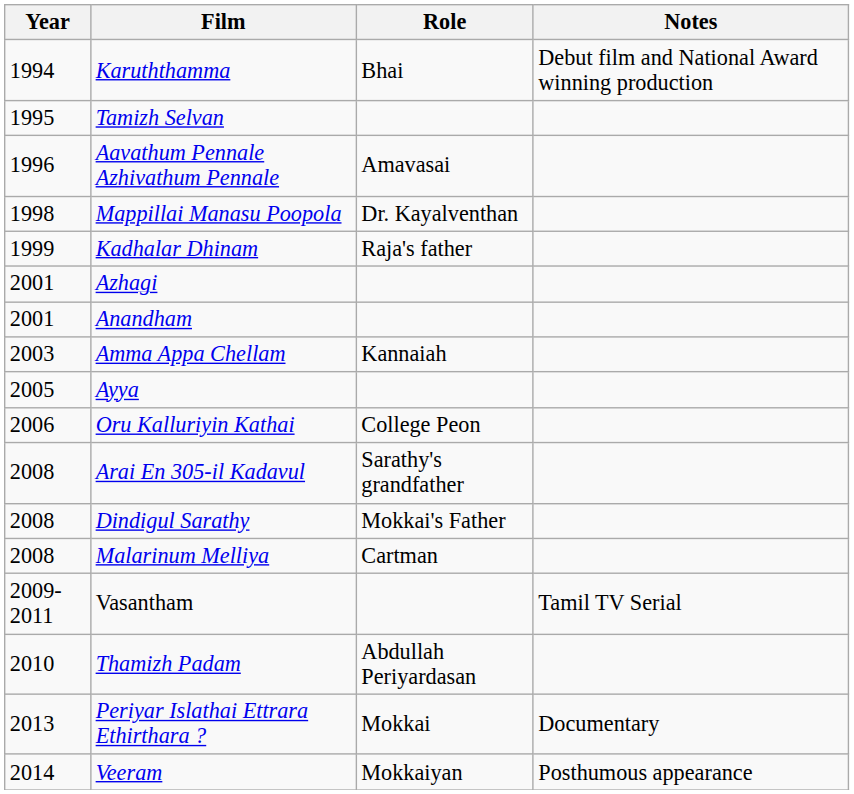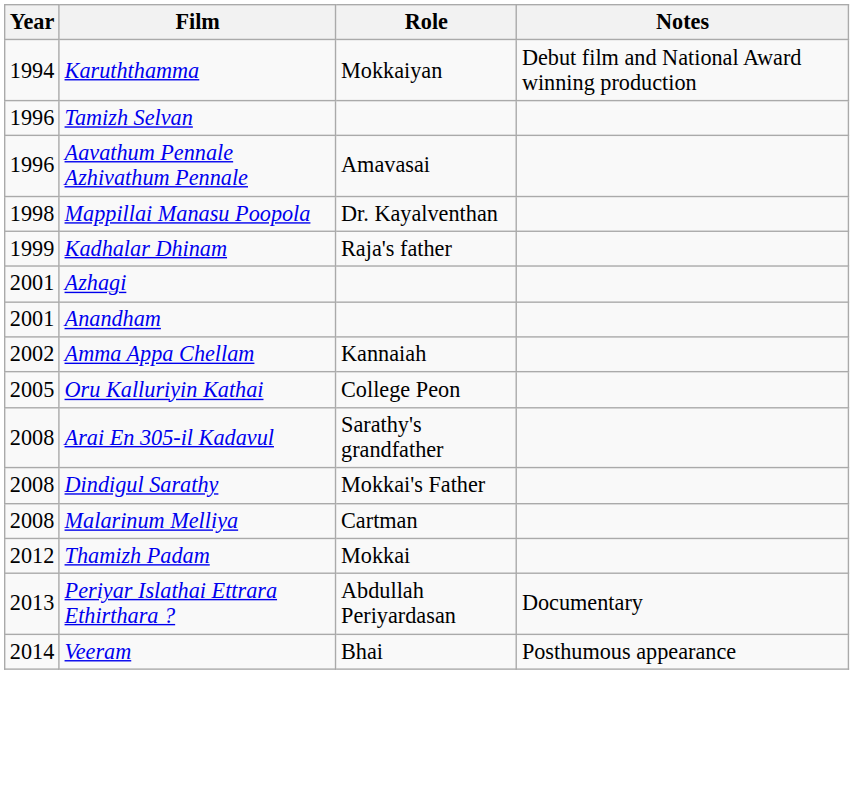(382, 69) Bhai -> (392, 69) Mokkaiyan
(32, 117) 1995 -> (32, 117) 1996
(32, 354) 2003 -> (32, 354) 2002
- row: (117, 389)
(32, 424) 2006 -> (32, 389) 2005
- row: (144, 603)
(32, 663) 2010 -> (32, 555) 2012
(419, 663) Abdullah Periyardasan -> (376, 555) Mokkai
(396, 724) Mokkai -> (398, 603) Abdullah Periyardasan
(412, 771) Mokkaiyan -> (362, 651) Bhai
